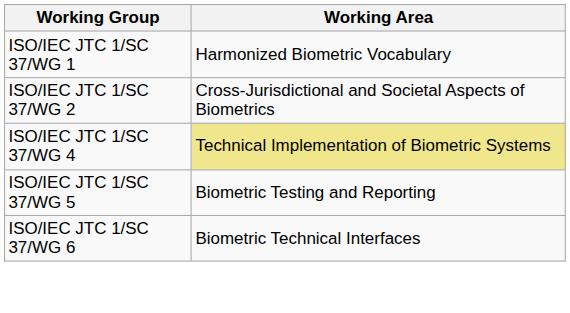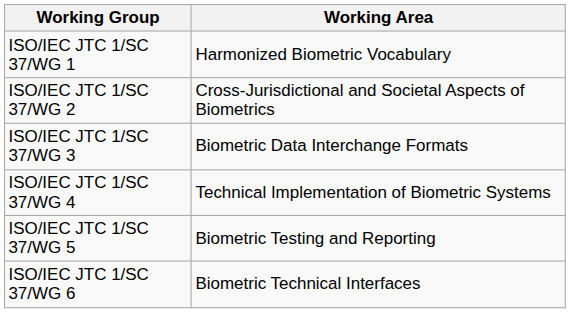+ row: (79, 146)
(373, 146) khaki background -> (373, 192) no background
